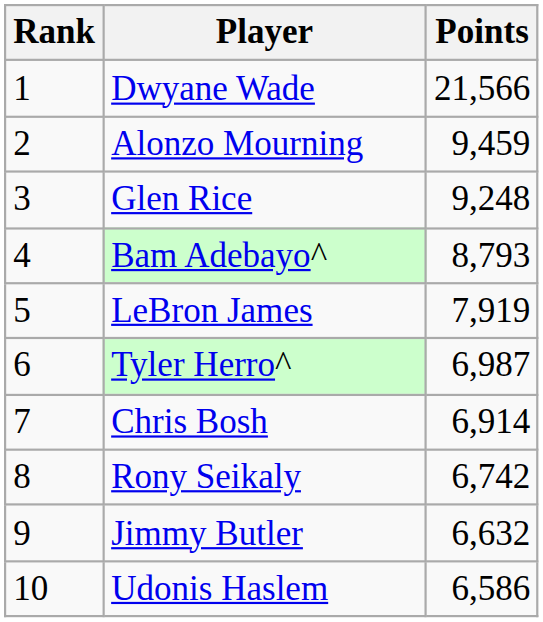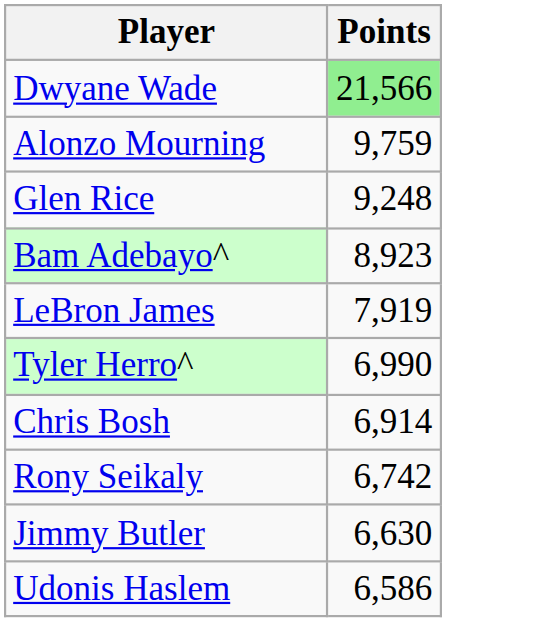- column: (54, 32)
(482, 87) no background -> (384, 87) lightgreen background
(491, 143) 9,459 -> (393, 143) 9,759
(491, 254) 8,793 -> (393, 254) 8,923
(491, 365) 6,987 -> (393, 365) 6,990
(491, 532) 6,632 -> (393, 532) 6,630
